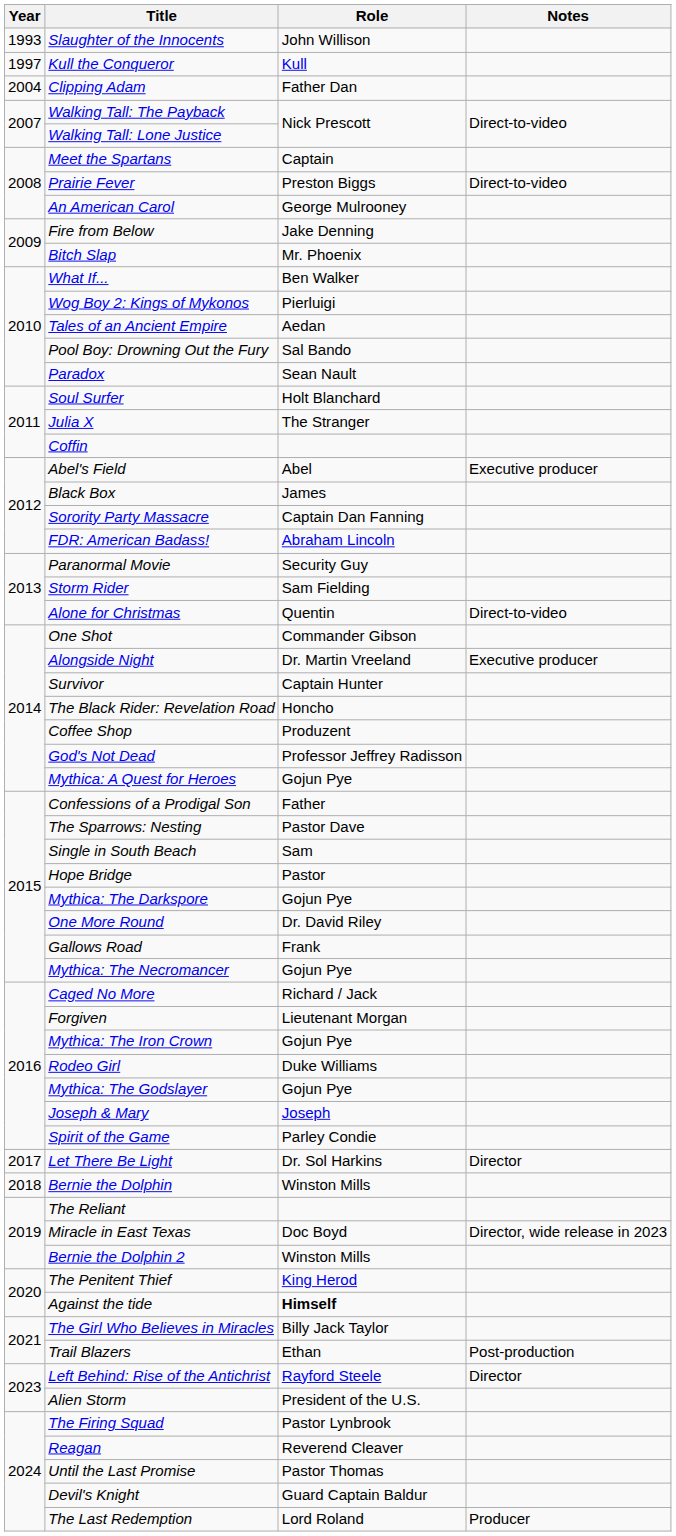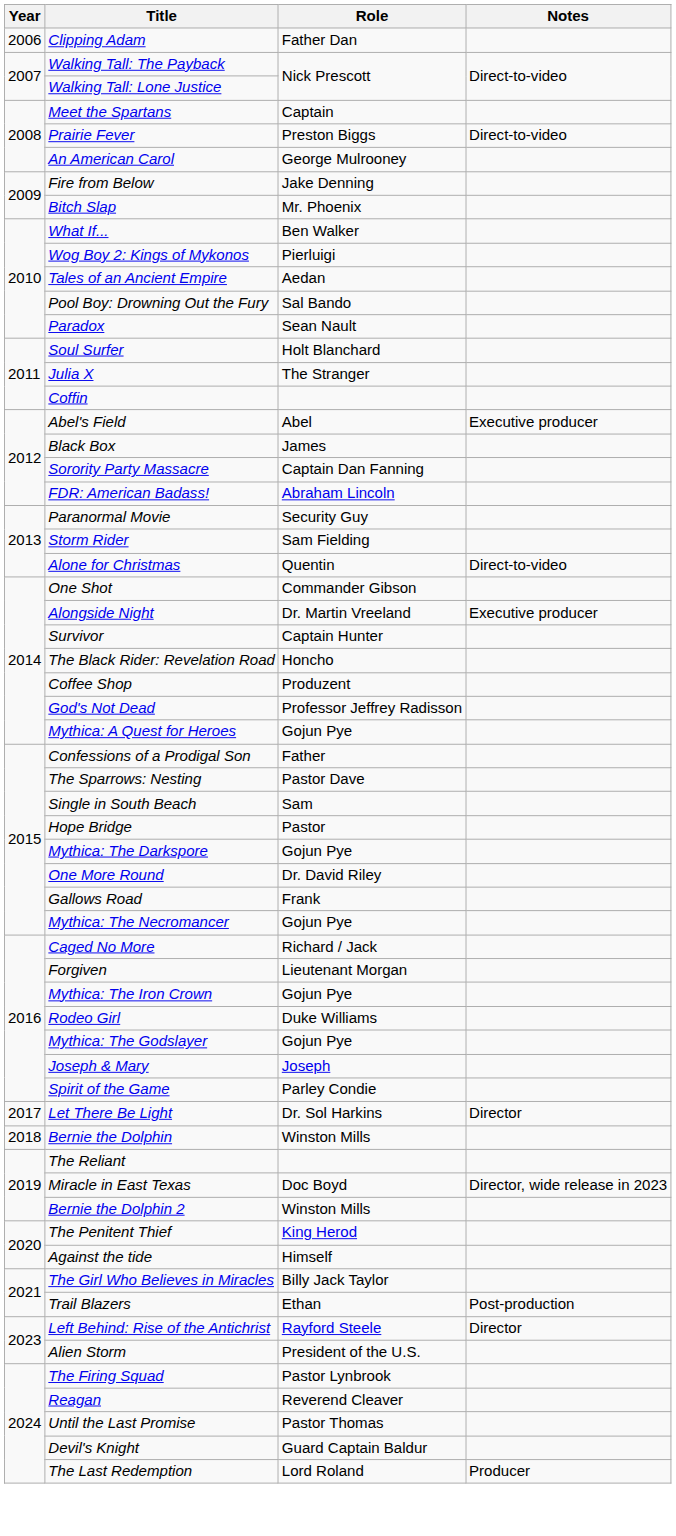- row: (136, 40)
- row: (111, 64)
(25, 87) 2004 -> (25, 40) 2006
(309, 1304) bold -> (307, 1256) normal
